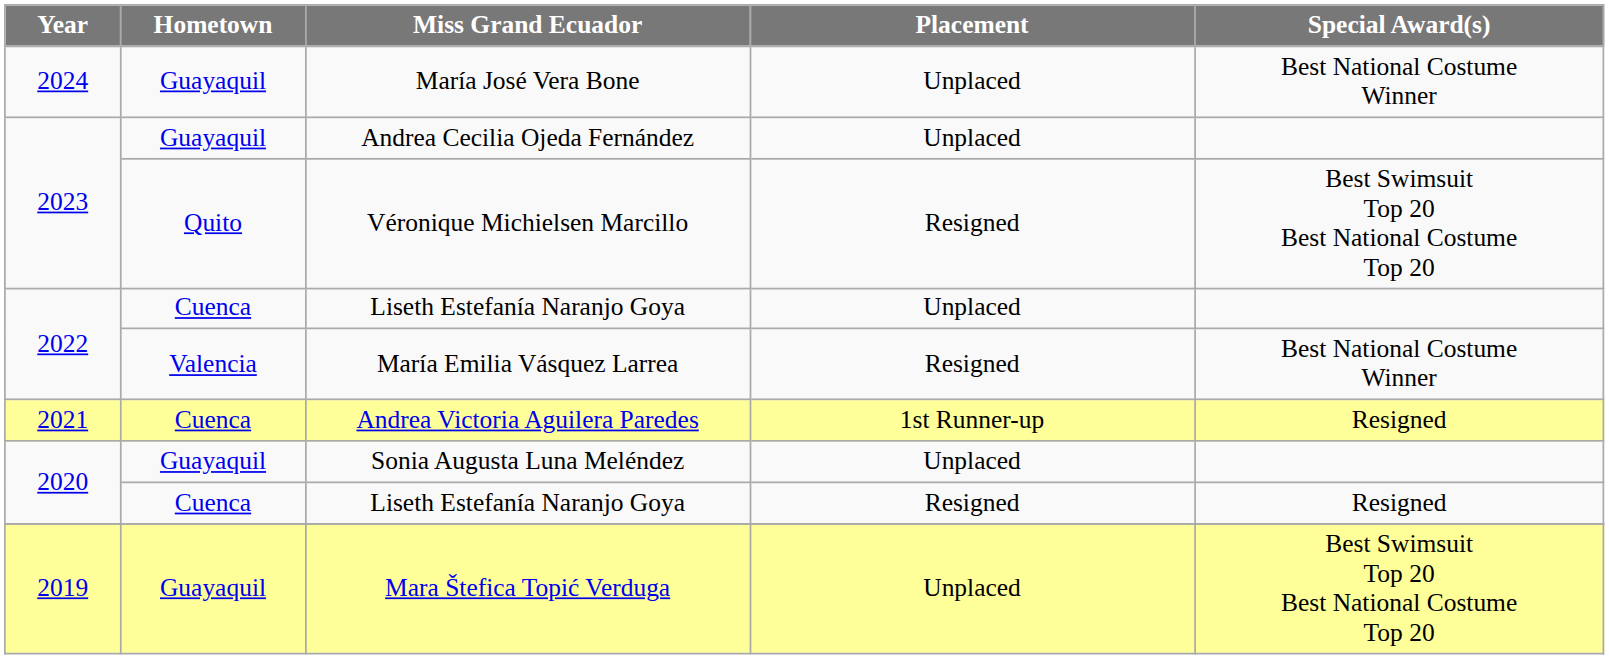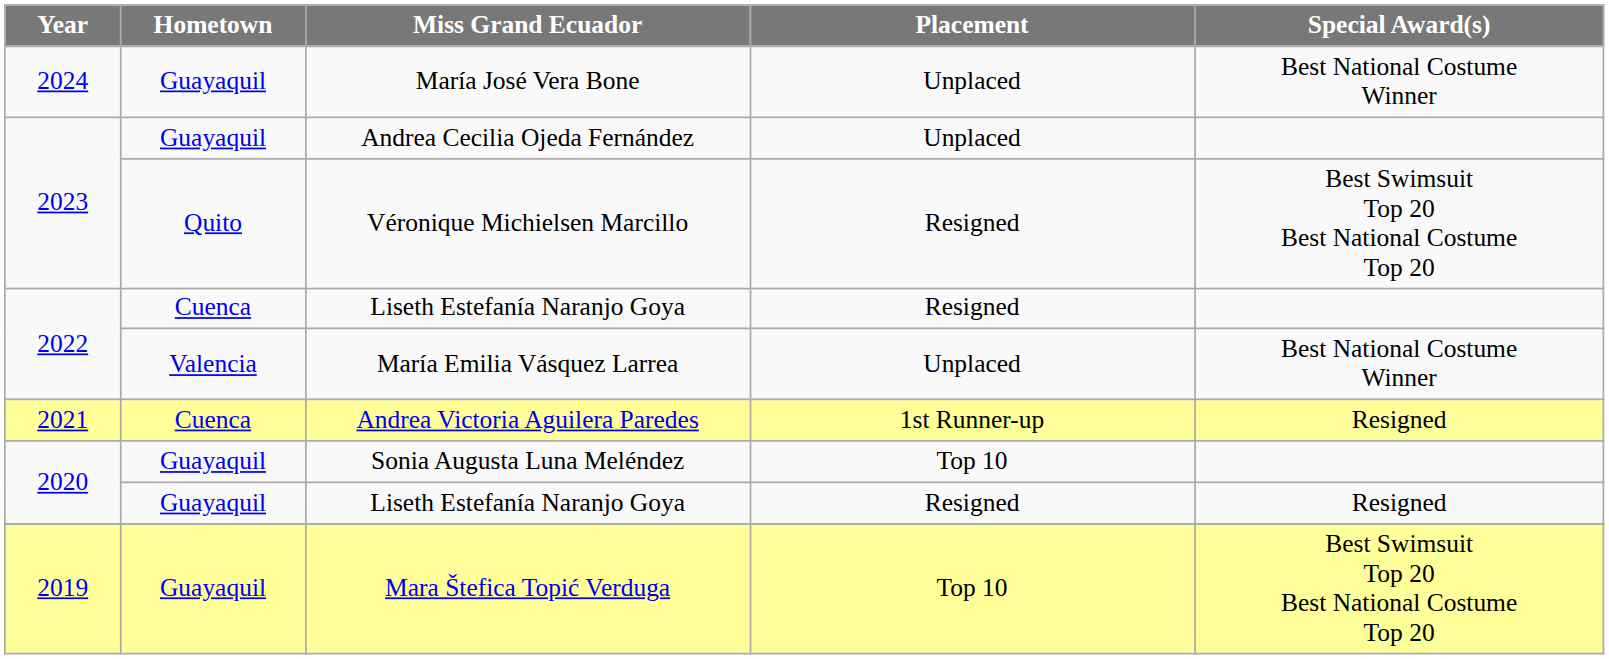(972, 307) Unplaced -> (972, 307) Resigned
(972, 363) Resigned -> (972, 363) Unplaced
(972, 461) Unplaced -> (972, 461) Top 10
(213, 502) Cuenca -> (213, 502) Guayaquil
(972, 587) Unplaced -> (972, 587) Top 10
